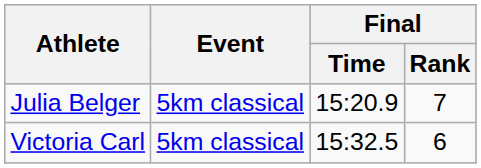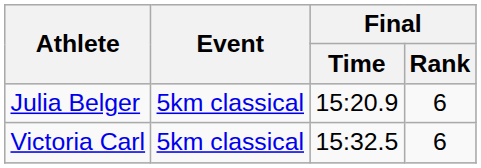(440, 102) 7 -> (440, 102) 6
